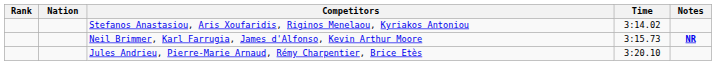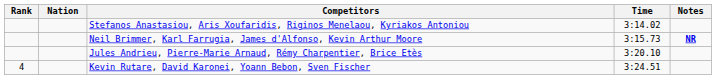+ row: (230, 67)
